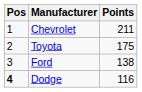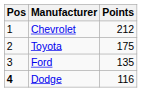(126, 29) 211 -> (125, 29) 212
(125, 63) 138 -> (125, 63) 135
